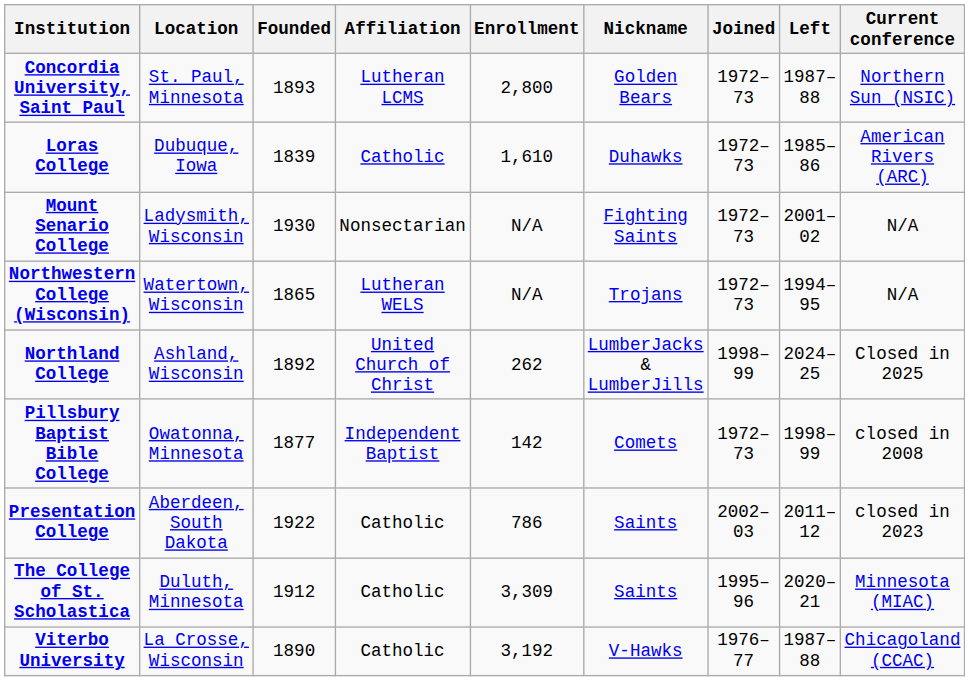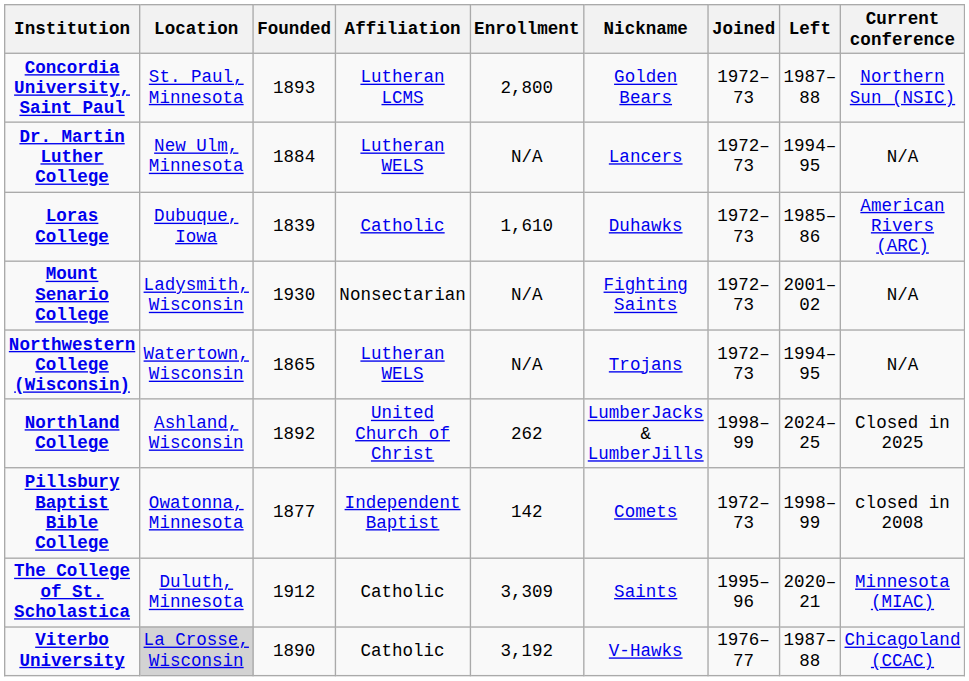+ row: (72, 157)
- row: (72, 523)
(196, 651) no background -> (196, 651) lightgrey background
